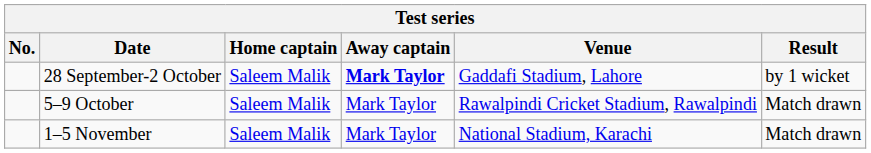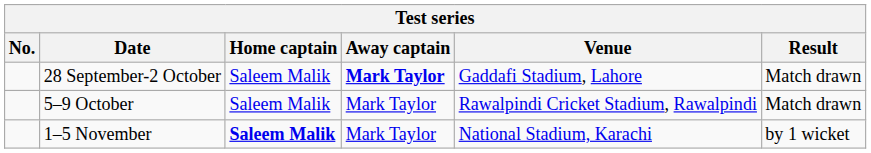(807, 76) by 1 wicket -> (813, 76) Match drawn
(280, 133) normal -> (282, 133) bold
(813, 133) Match drawn -> (807, 133) by 1 wicket
